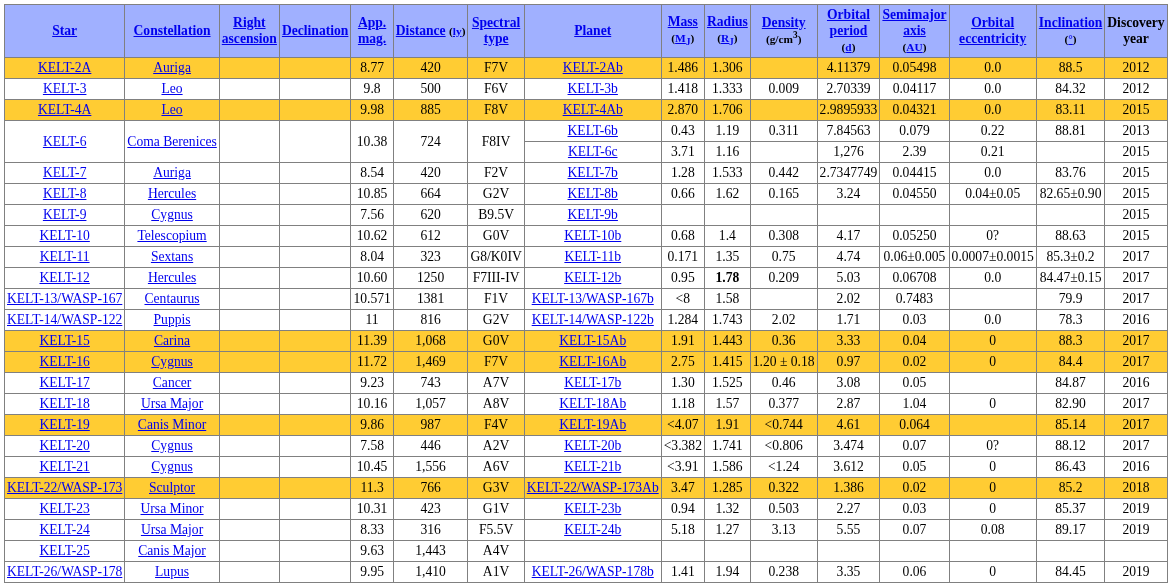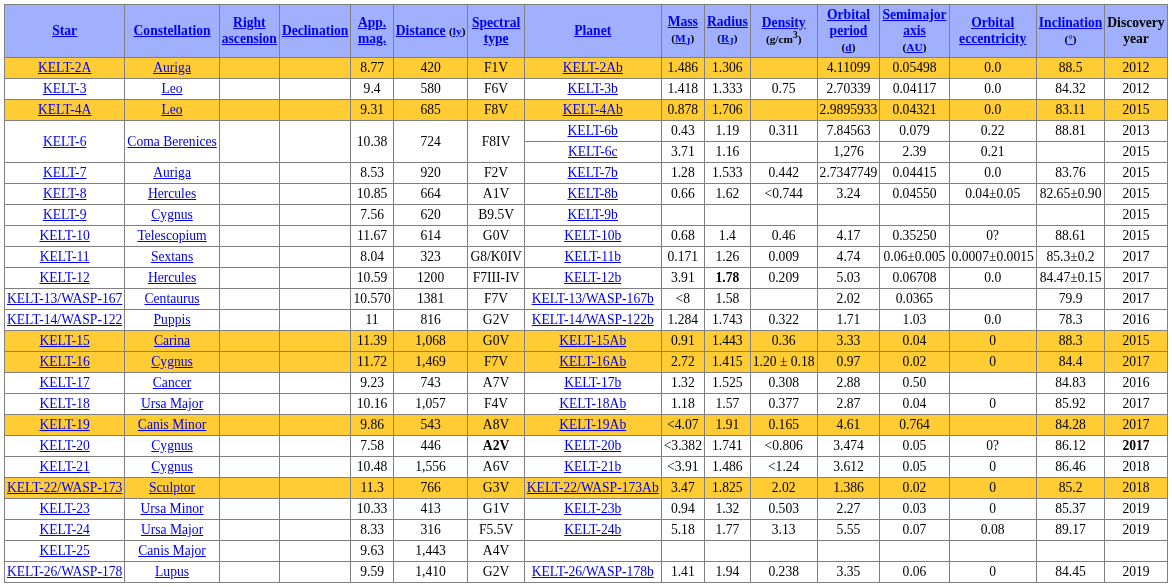(496, 68) F7V -> (496, 68) F1V
(848, 68) 4.11379 -> (848, 68) 4.11099
(372, 88) 9.8 -> (372, 88) 9.4
(431, 88) 500 -> (431, 88) 580
(784, 88) 0.009 -> (784, 88) 0.75
(372, 110) 9.98 -> (372, 110) 9.31
(431, 110) 885 -> (431, 110) 685
(683, 110) 2.870 -> (683, 110) 0.878
(372, 172) 8.54 -> (372, 172) 8.53
(431, 172) 420 -> (431, 172) 920
(496, 194) G2V -> (496, 194) A1V
(784, 194) 0.165 -> (784, 194) <0.744
(372, 236) 10.62 -> (372, 236) 11.67
(431, 236) 612 -> (431, 236) 614
(784, 236) 0.308 -> (784, 236) 0.46
(914, 236) 0.05250 -> (914, 236) 0.35250
(1071, 236) 88.63 -> (1071, 236) 88.61
(727, 256) 1.35 -> (727, 256) 1.26
(784, 256) 0.75 -> (784, 256) 0.009
(372, 278) 10.60 -> (372, 278) 10.59
(431, 278) 1250 -> (431, 278) 1200
(683, 278) 0.95 -> (683, 278) 3.91
(372, 298) 10.571 -> (372, 298) 10.570
(496, 298) F1V -> (496, 298) F7V
(914, 298) 0.7483 -> (914, 298) 0.0365
(784, 320) 2.02 -> (784, 320) 0.322
(914, 320) 0.03 -> (914, 320) 1.03
(683, 340) 1.91 -> (683, 340) 0.91
(1136, 340) 2017 -> (1136, 340) 2015
(683, 362) 2.75 -> (683, 362) 2.72
(683, 382) 1.30 -> (683, 382) 1.32
(784, 382) 0.46 -> (784, 382) 0.308
(848, 382) 3.08 -> (848, 382) 2.88
(914, 382) 0.05 -> (914, 382) 0.50
(1071, 382) 84.87 -> (1071, 382) 84.83
(496, 404) A8V -> (496, 404) F4V
(914, 404) 1.04 -> (914, 404) 0.04
(1071, 404) 82.90 -> (1071, 404) 85.92
(431, 424) 987 -> (431, 424) 543
(496, 424) F4V -> (496, 424) A8V
(784, 424) <0.744 -> (784, 424) 0.165
(914, 424) 0.064 -> (914, 424) 0.764
(1071, 424) 85.14 -> (1071, 424) 84.28
(496, 446) normal -> (496, 446) bold
(914, 446) 0.07 -> (914, 446) 0.05
(1071, 446) 88.12 -> (1071, 446) 86.12
(1136, 446) normal -> (1136, 446) bold
(372, 466) 10.45 -> (372, 466) 10.48
(727, 466) 1.586 -> (727, 466) 1.486
(1071, 466) 86.43 -> (1071, 466) 86.46
(1136, 466) 2016 -> (1136, 466) 2018
(727, 488) 1.285 -> (727, 488) 1.825
(784, 488) 0.322 -> (784, 488) 2.02
(372, 508) 10.31 -> (372, 508) 10.33
(431, 508) 423 -> (431, 508) 413
(727, 530) 1.27 -> (727, 530) 1.77
(372, 572) 9.95 -> (372, 572) 9.59
(496, 572) A1V -> (496, 572) G2V
